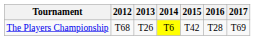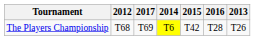columns swapped: (146, 12) <-> (238, 12)
